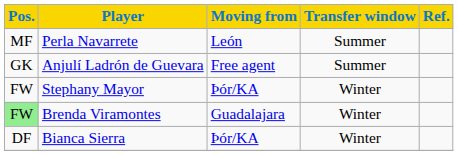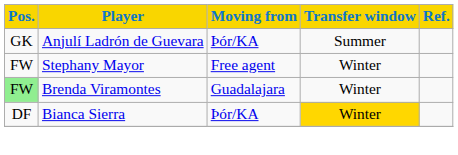- row: (90, 41)
(243, 65) Free agent -> (235, 41) Þór/KA
(235, 89) Þór/KA -> (243, 65) Free agent
(360, 138) no background -> (360, 114) gold background
